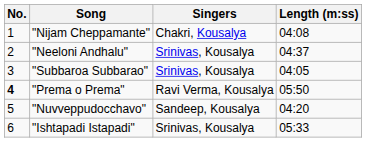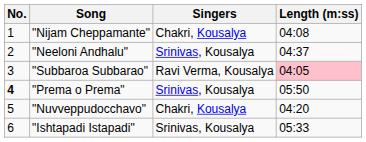(205, 71) Srinivas, Kousalya -> (215, 71) Ravi Verma, Kousalya
(294, 71) no background -> (294, 71) pink background
(215, 90) Ravi Verma, Kousalya -> (205, 90) Srinivas, Kousalya
(208, 109) Sandeep, Kousalya -> (201, 109) Chakri, Kousalya
